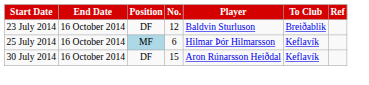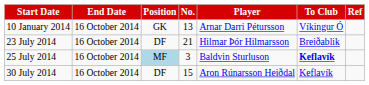+ row: (38, 27)
(174, 27) 12 -> (188, 42) 21
(220, 27) Baldvin Sturluson -> (244, 42) Hilmar Þór Hilmarsson
(174, 42) 6 -> (188, 57) 3
(230, 42) Hilmar Þór Hilmarsson -> (234, 57) Baldvin Sturluson
(302, 42) normal -> (317, 57) bold
